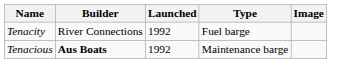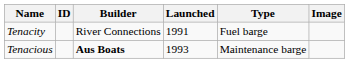+ column: (64, 13)
(159, 31) 1992 -> (177, 31) 1991
(159, 49) 1992 -> (177, 49) 1993
